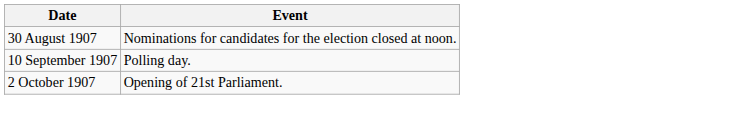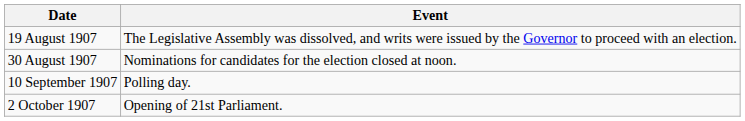+ row: (52, 37)
